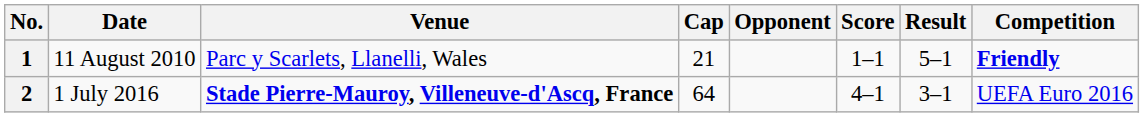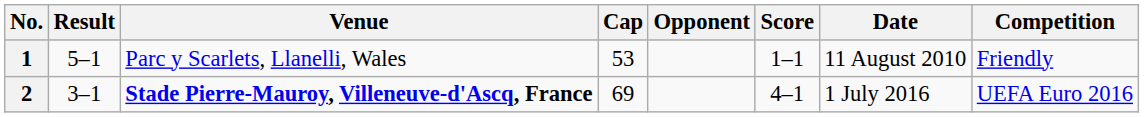columns swapped: (125, 22) <-> (936, 22)
(704, 58) 21 -> (623, 58) 53
(1018, 58) bold -> (1015, 58) normal
(704, 93) 64 -> (623, 93) 69
